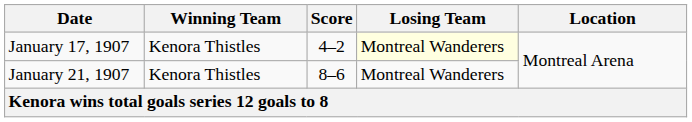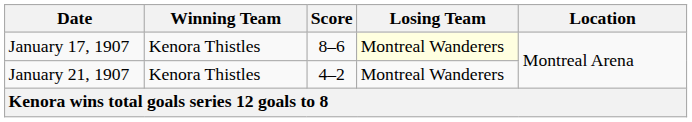(332, 46) 4–2 -> (332, 46) 8–6
(332, 74) 8–6 -> (332, 74) 4–2
